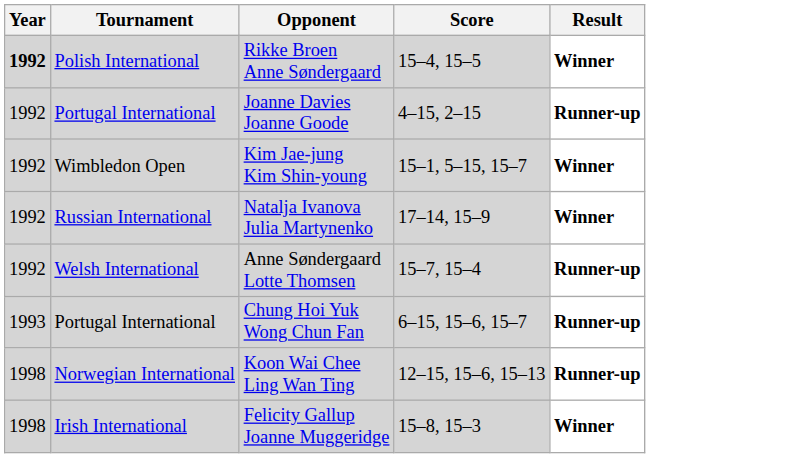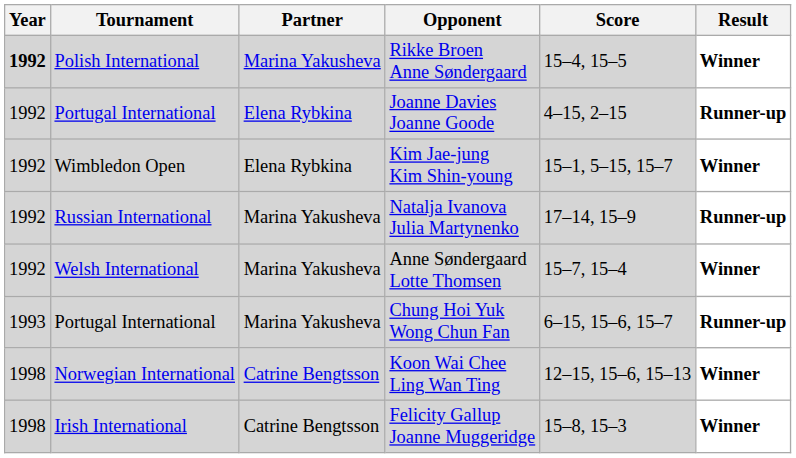+ column: (312, 20)
(584, 217) Winner -> (743, 217) Runner-up
(597, 270) Runner-up -> (730, 270) Winner
(597, 374) Runner-up -> (730, 374) Winner
